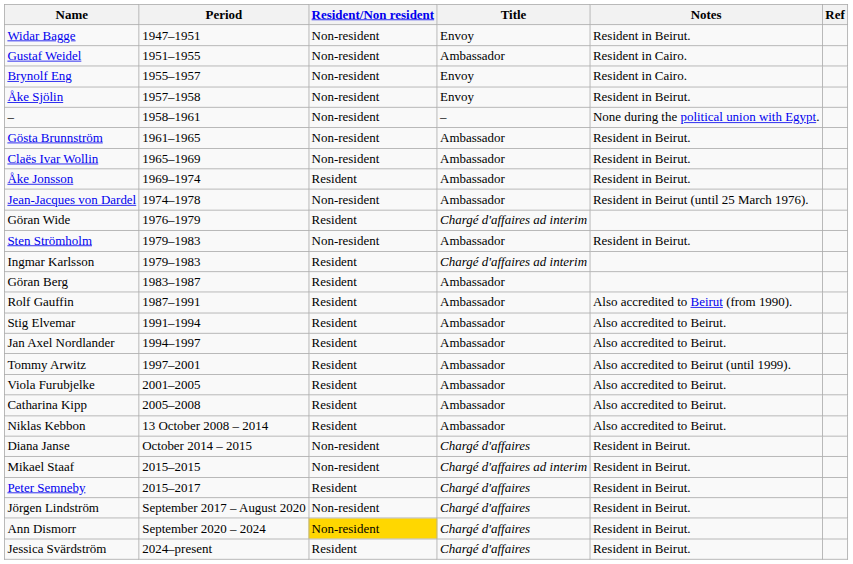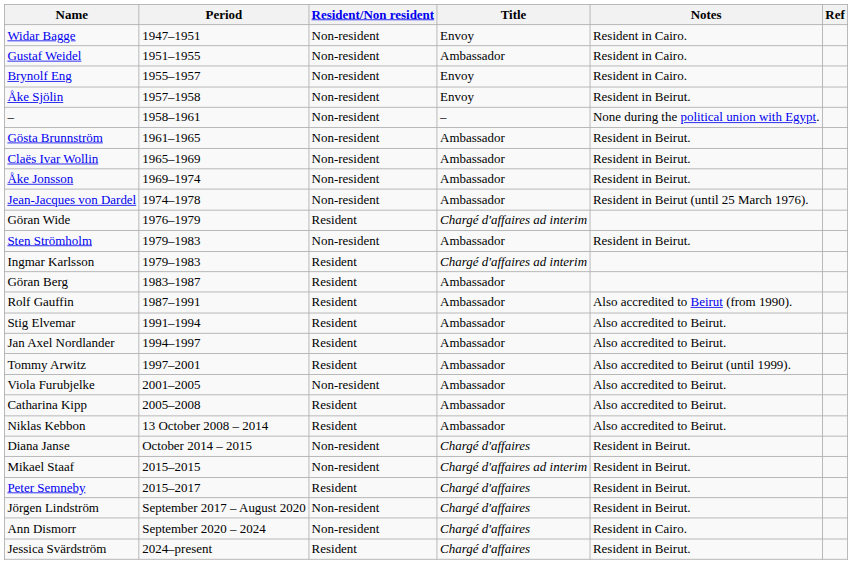(642, 35) Resident in Beirut. -> (640, 35) Resident in Cairo.
(334, 179) Resident -> (345, 179) Non-resident
(334, 384) Resident -> (345, 384) Non-resident
(345, 528) gold background -> (345, 528) no background
(642, 528) Resident in Beirut. -> (640, 528) Resident in Cairo.
